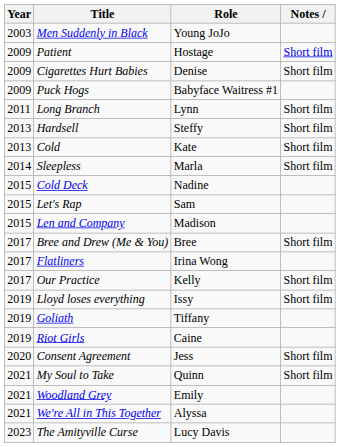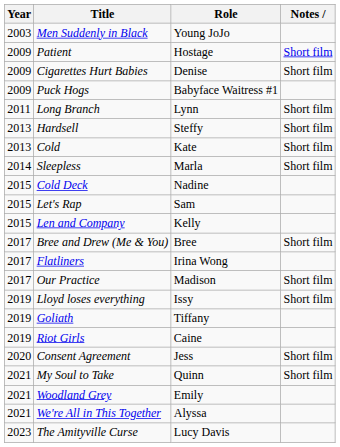(195, 223) Madison -> (187, 223) Kelly
(187, 280) Kelly -> (195, 280) Madison
